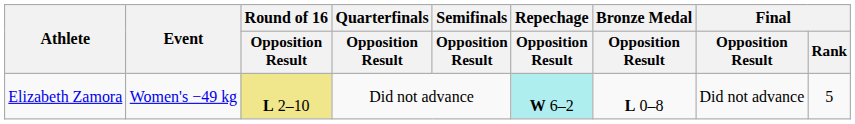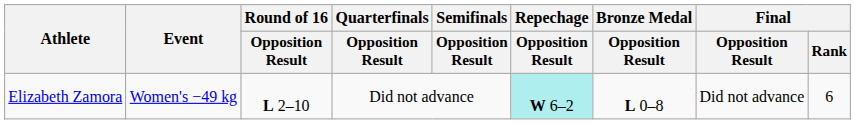(286, 106) khaki background -> (286, 106) no background
(829, 96) 5 -> (829, 96) 6
